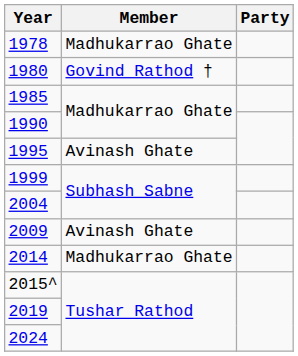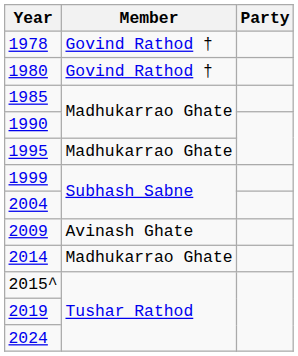(149, 45) Madhukarrao Ghate -> (139, 45) Govind Rathod †
(129, 151) Avinash Ghate -> (149, 151) Madhukarrao Ghate
